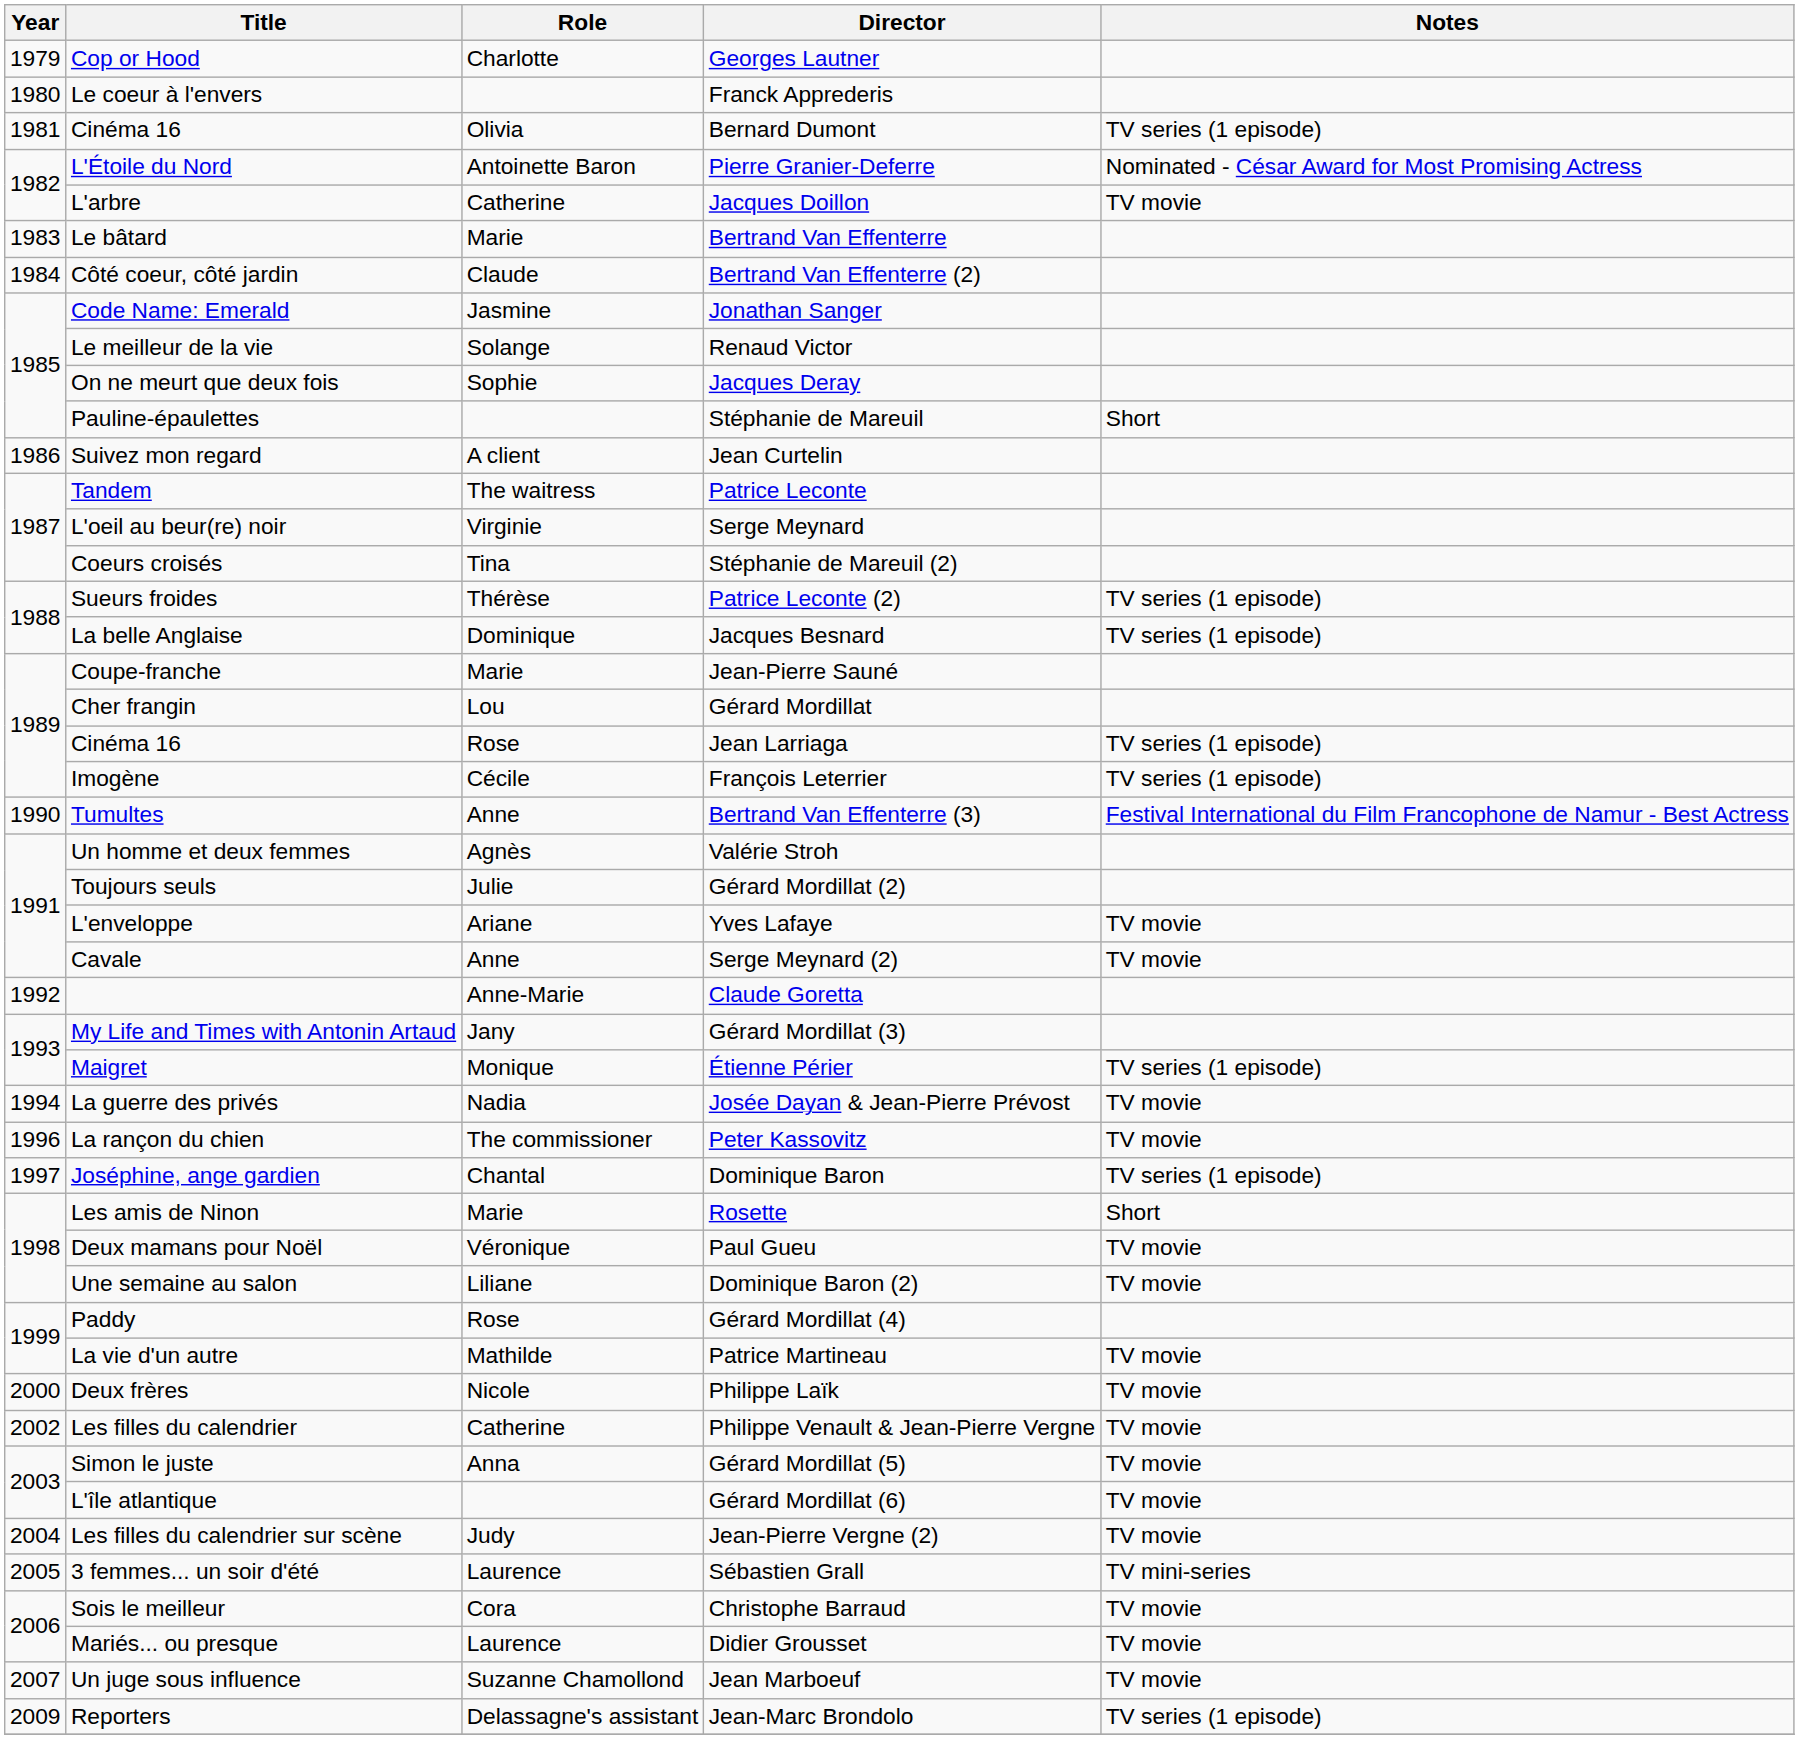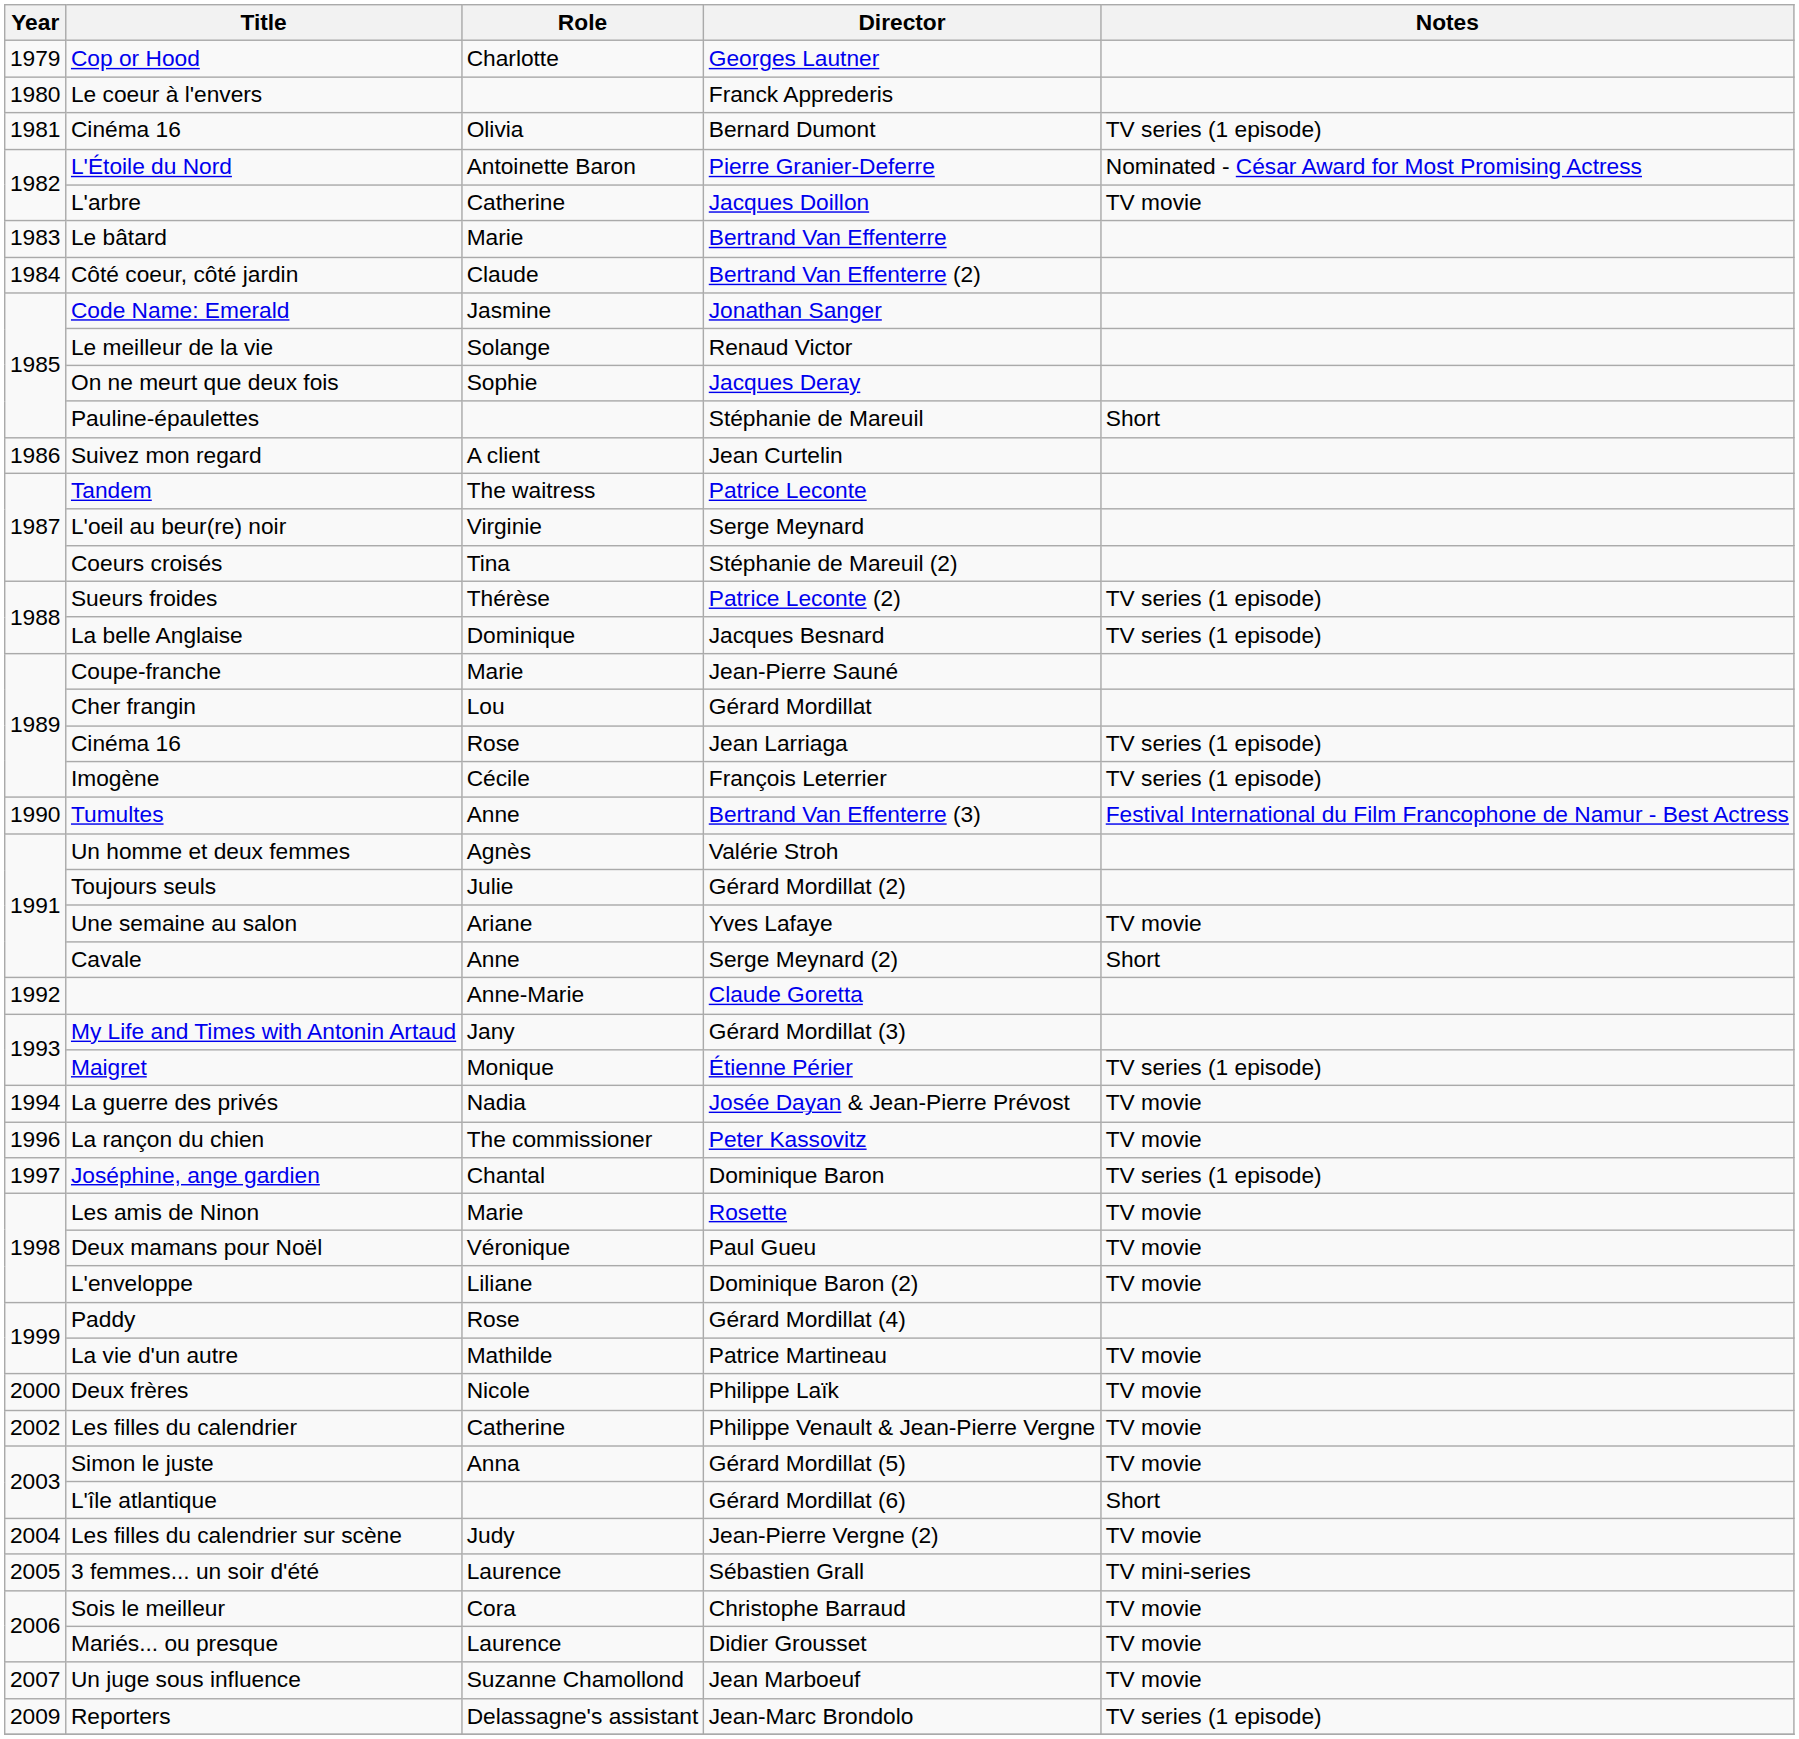(132, 923) L'enveloppe -> (184, 923) Une semaine au salon
(1154, 959) TV movie -> (1133, 959) Short
(1133, 1211) Short -> (1154, 1211) TV movie
(184, 1283) Une semaine au salon -> (132, 1283) L'enveloppe
(1154, 1499) TV movie -> (1133, 1499) Short
